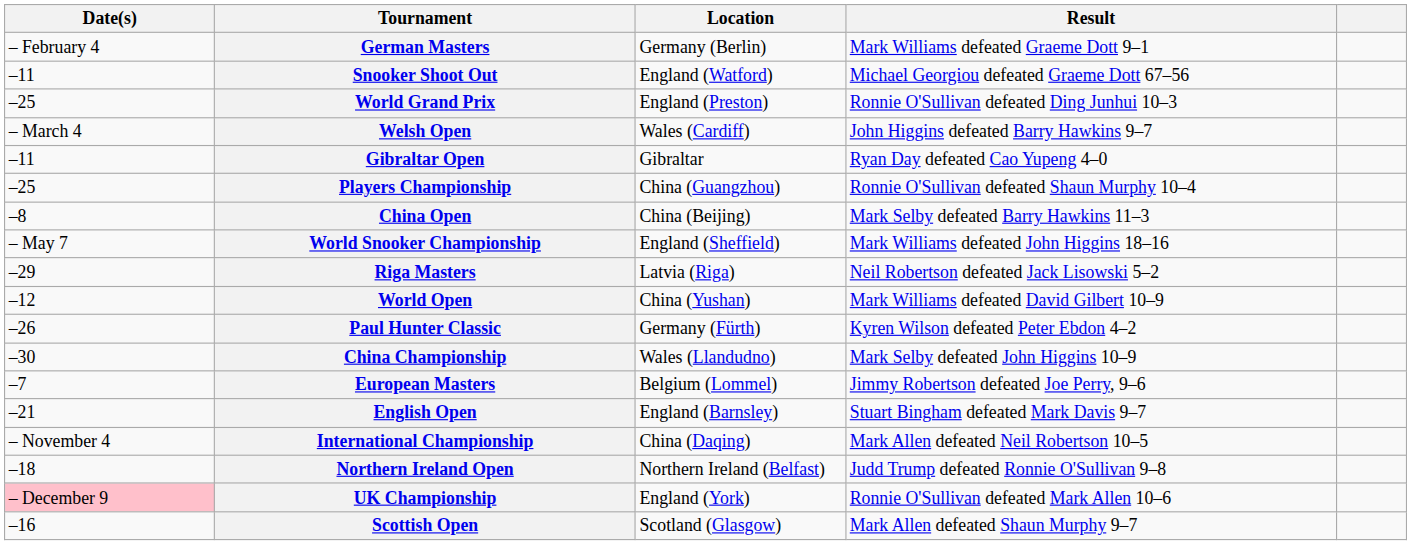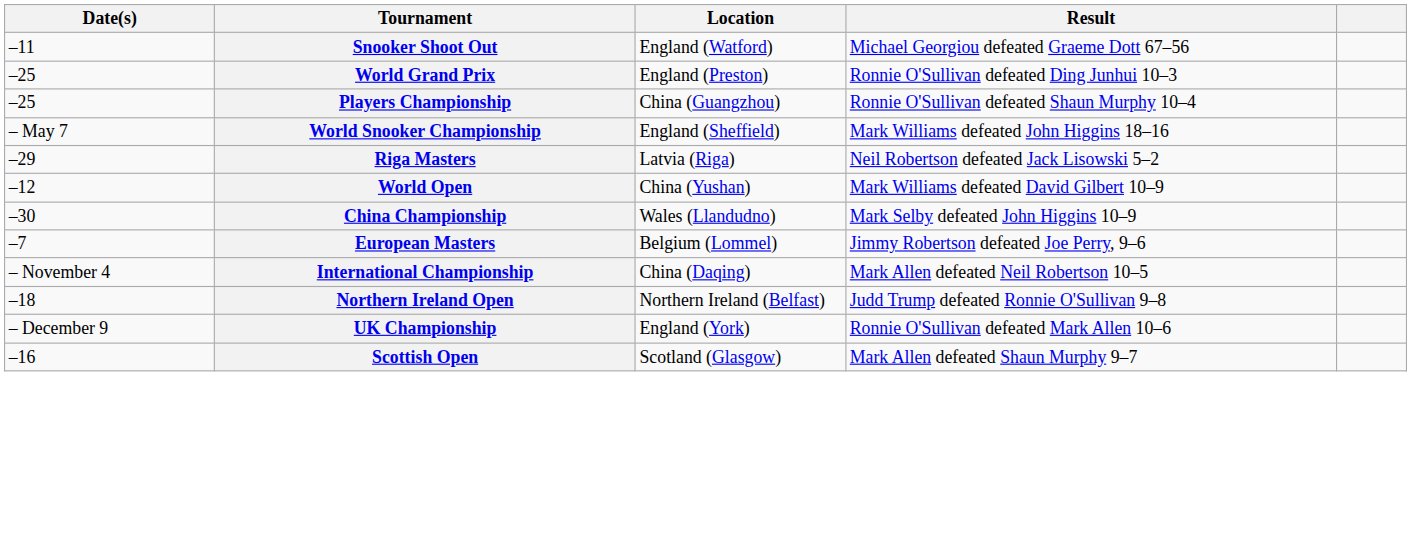- row: (425, 46)
- row: (425, 131)
- row: (425, 159)
- row: (425, 215)
- row: (425, 328)
- row: (425, 412)
(58, 497) pink background -> (58, 328) no background
